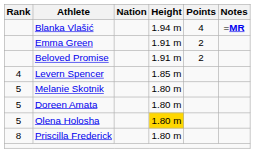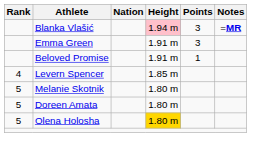(166, 27) no background -> (163, 27) pink background
(201, 27) 4 -> (198, 27) 3
(201, 43) 2 -> (198, 43) 3
(201, 58) 2 -> (198, 58) 1
- row: (73, 136)
